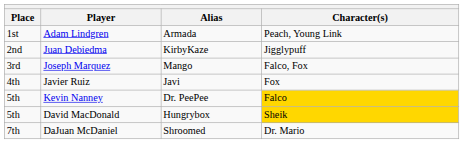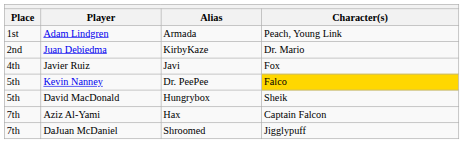(285, 49) Jigglypuff -> (284, 49) Dr. Mario
- row: (77, 66)
(276, 114) gold background -> (276, 98) no background
+ row: (72, 114)
(284, 131) Dr. Mario -> (285, 131) Jigglypuff
